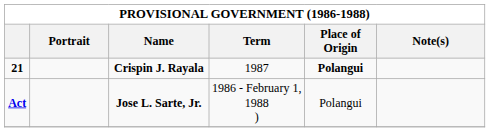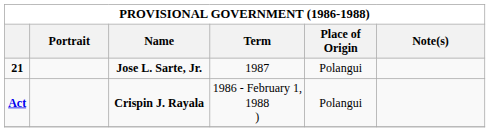(159, 68) Crispin J. Rayala -> (159, 68) Jose L. Sarte, Jr.
(340, 68) bold -> (341, 68) normal
(159, 102) Jose L. Sarte, Jr. -> (159, 102) Crispin J. Rayala
